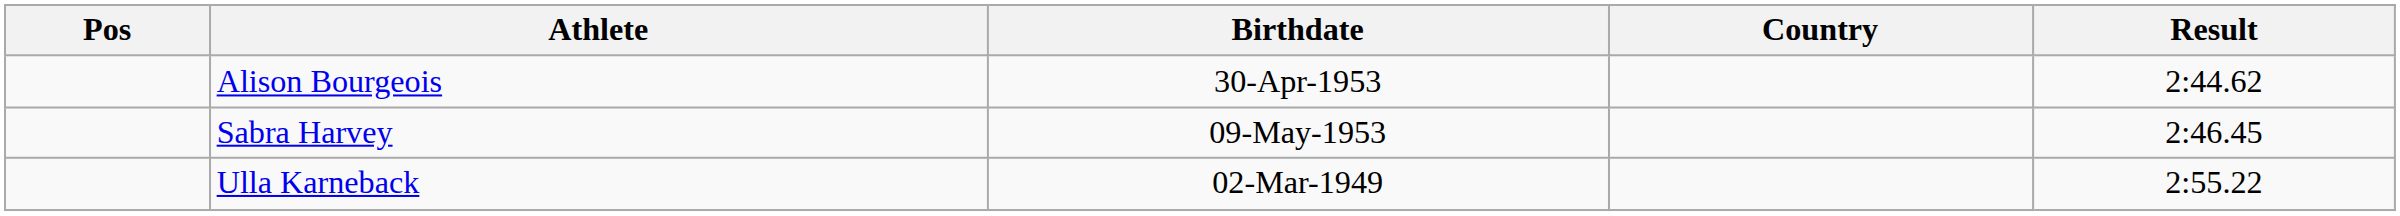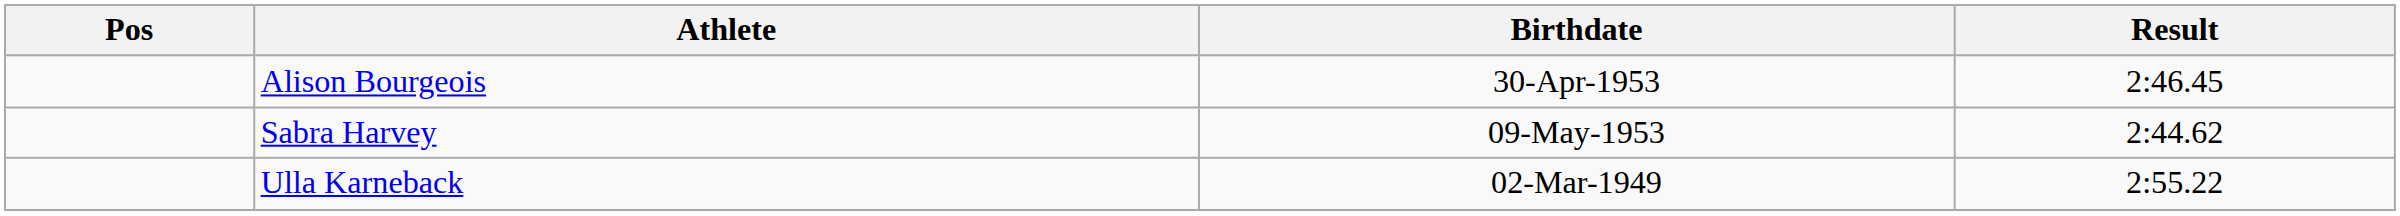- column: (1820, 30)
(2214, 81) 2:44.62 -> (2175, 81) 2:46.45
(2214, 132) 2:46.45 -> (2175, 132) 2:44.62
